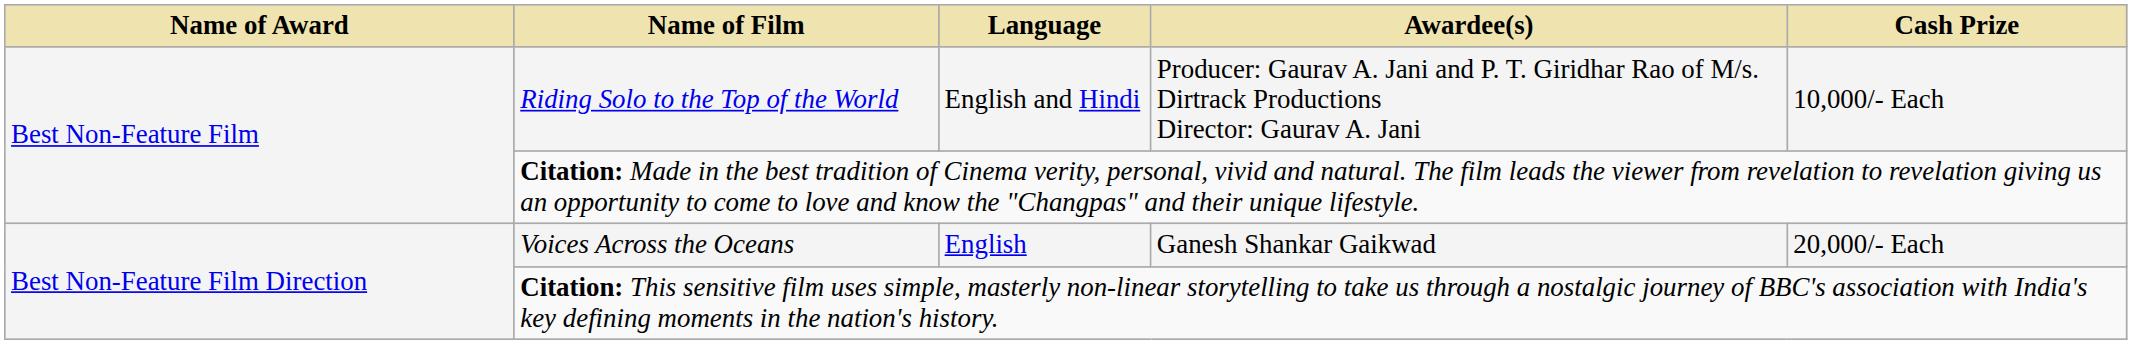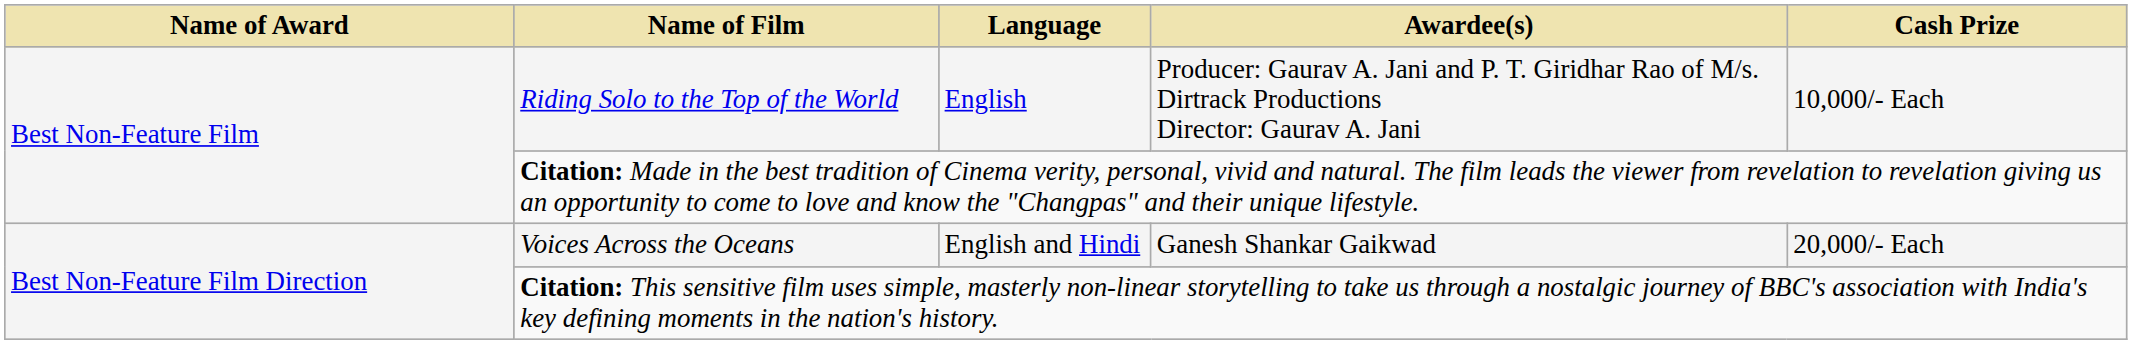(1042, 98) English and Hindi -> (986, 98) English
(986, 244) English -> (1042, 244) English and Hindi
